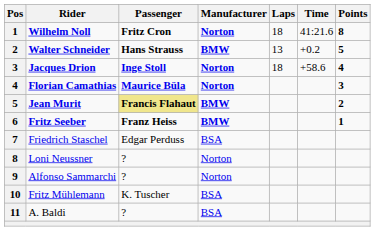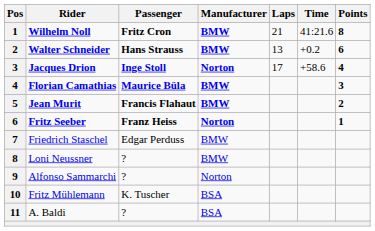(217, 31) Norton -> (215, 31) BMW
(277, 31) 18 -> (277, 31) 21
(341, 49) 5 -> (341, 49) 6
(277, 67) 18 -> (277, 67) 17
(217, 85) Norton -> (215, 85) BMW
(158, 103) khaki background -> (158, 103) no background
(215, 121) BMW -> (217, 121) Norton
(211, 140) BSA -> (214, 140) BMW
(216, 158) Norton -> (214, 158) BMW
